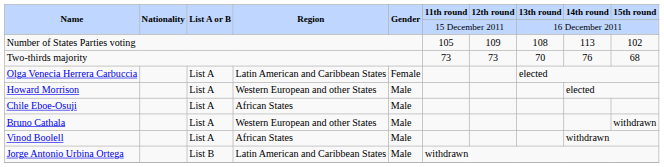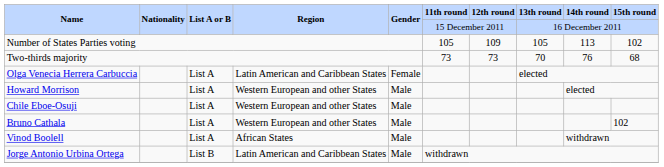(540, 42) 108 -> (540, 42) 105
(264, 106) African States -> (306, 106) Western European and other States
(635, 122) withdrawn -> (621, 122) 102
